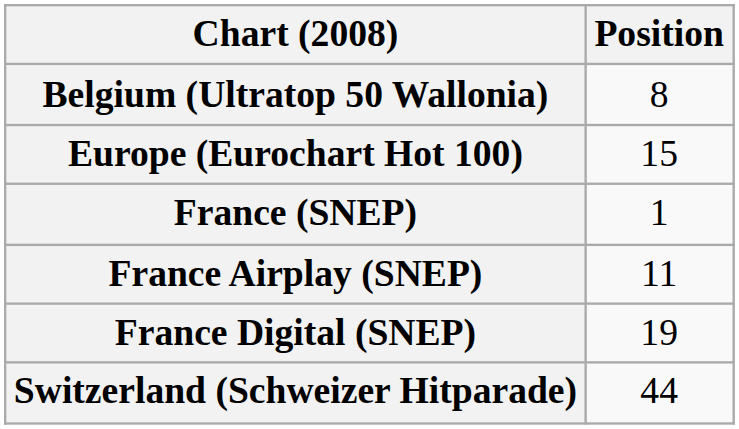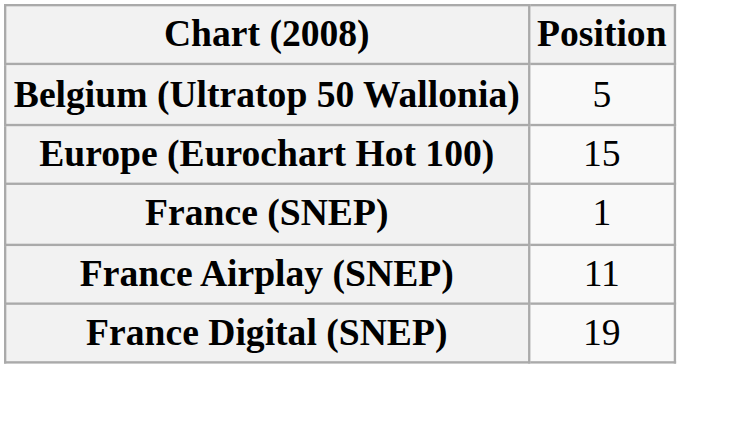(659, 93) 8 -> (602, 93) 5
- row: (295, 392)
